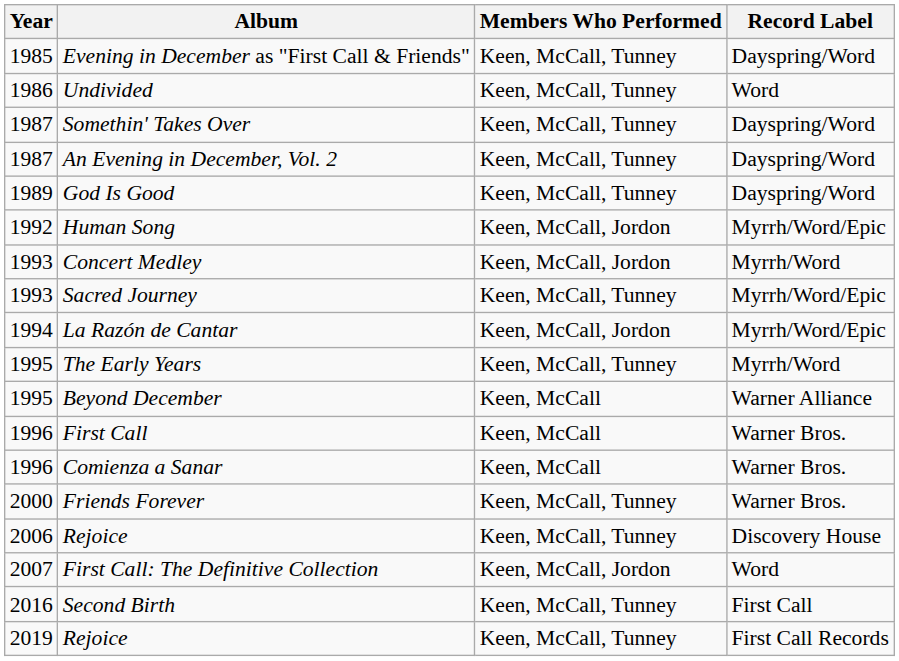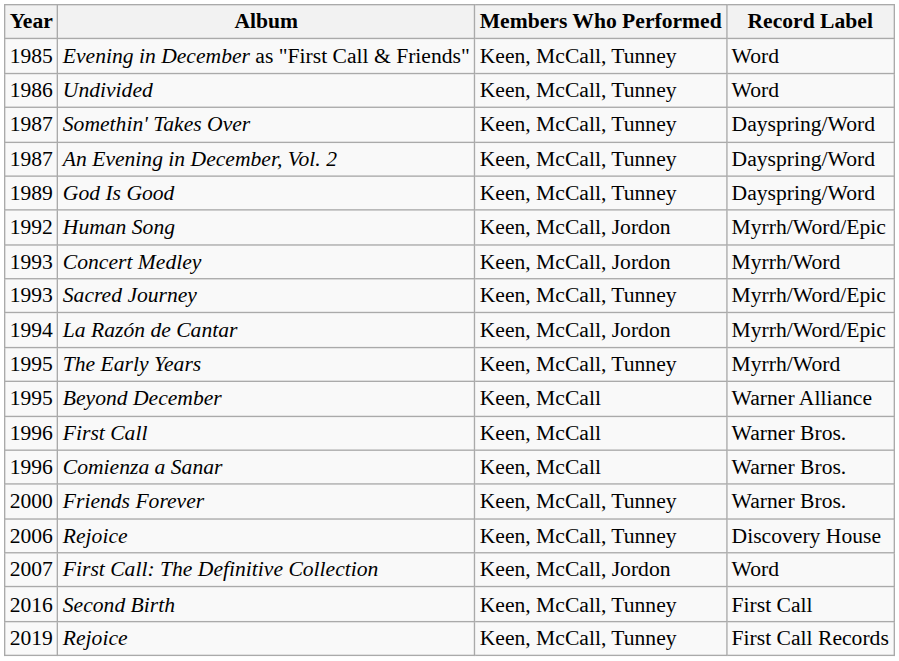(803, 55) Dayspring/Word -> (755, 55) Word
